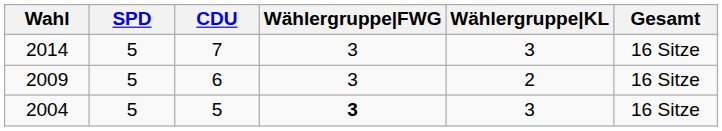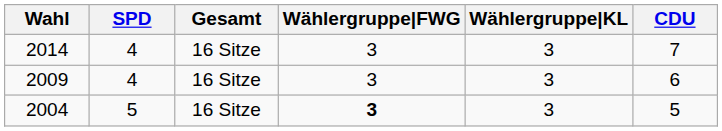columns swapped: (217, 19) <-> (665, 19)
(132, 49) 5 -> (132, 49) 4
(132, 79) 5 -> (132, 79) 4
(530, 79) 2 -> (549, 79) 3
